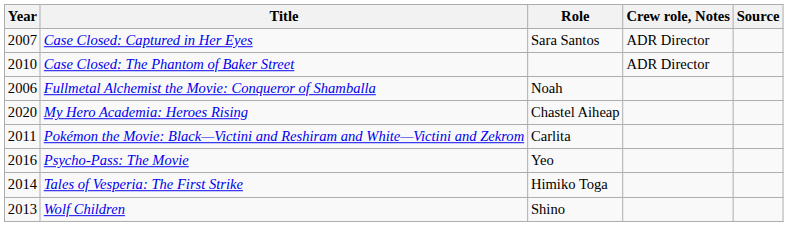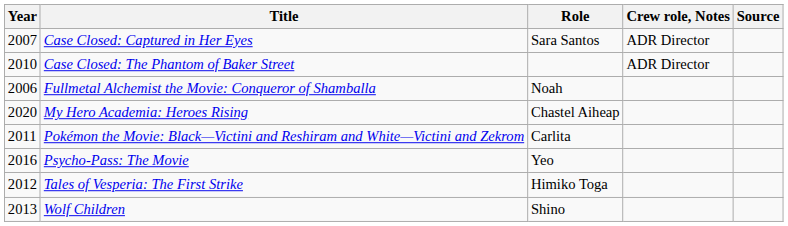(22, 185) 2014 -> (22, 185) 2012
